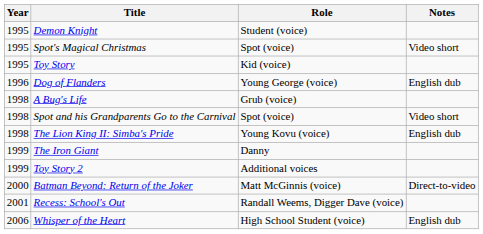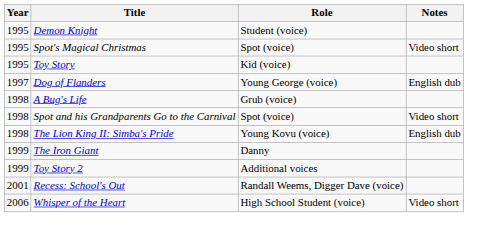(18, 82) 1996 -> (18, 82) 1997
- row: (113, 185)
(435, 220) English dub -> (434, 202) Video short
